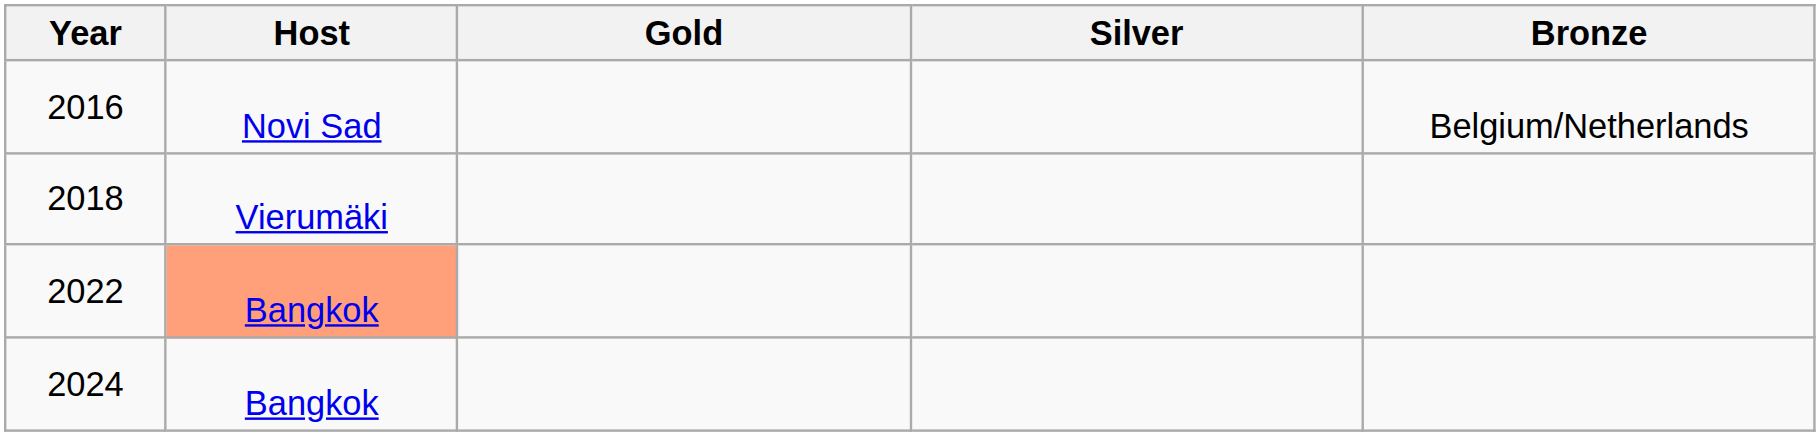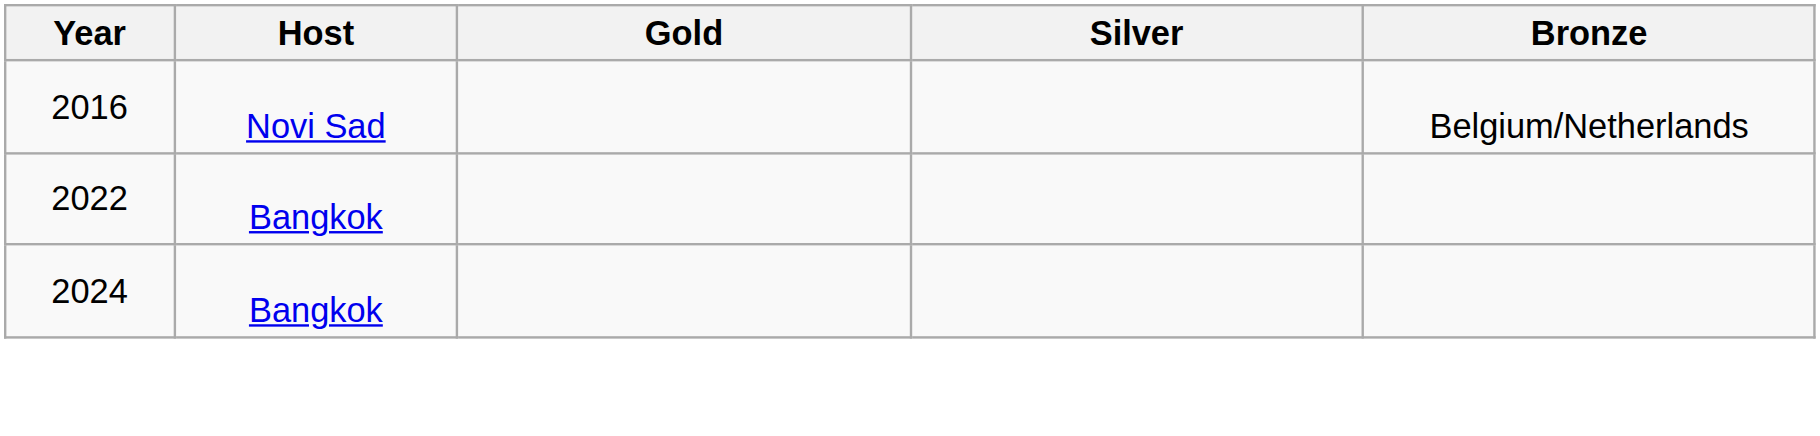- row: (85, 199)
(312, 311) lightsalmon background -> (316, 218) no background
